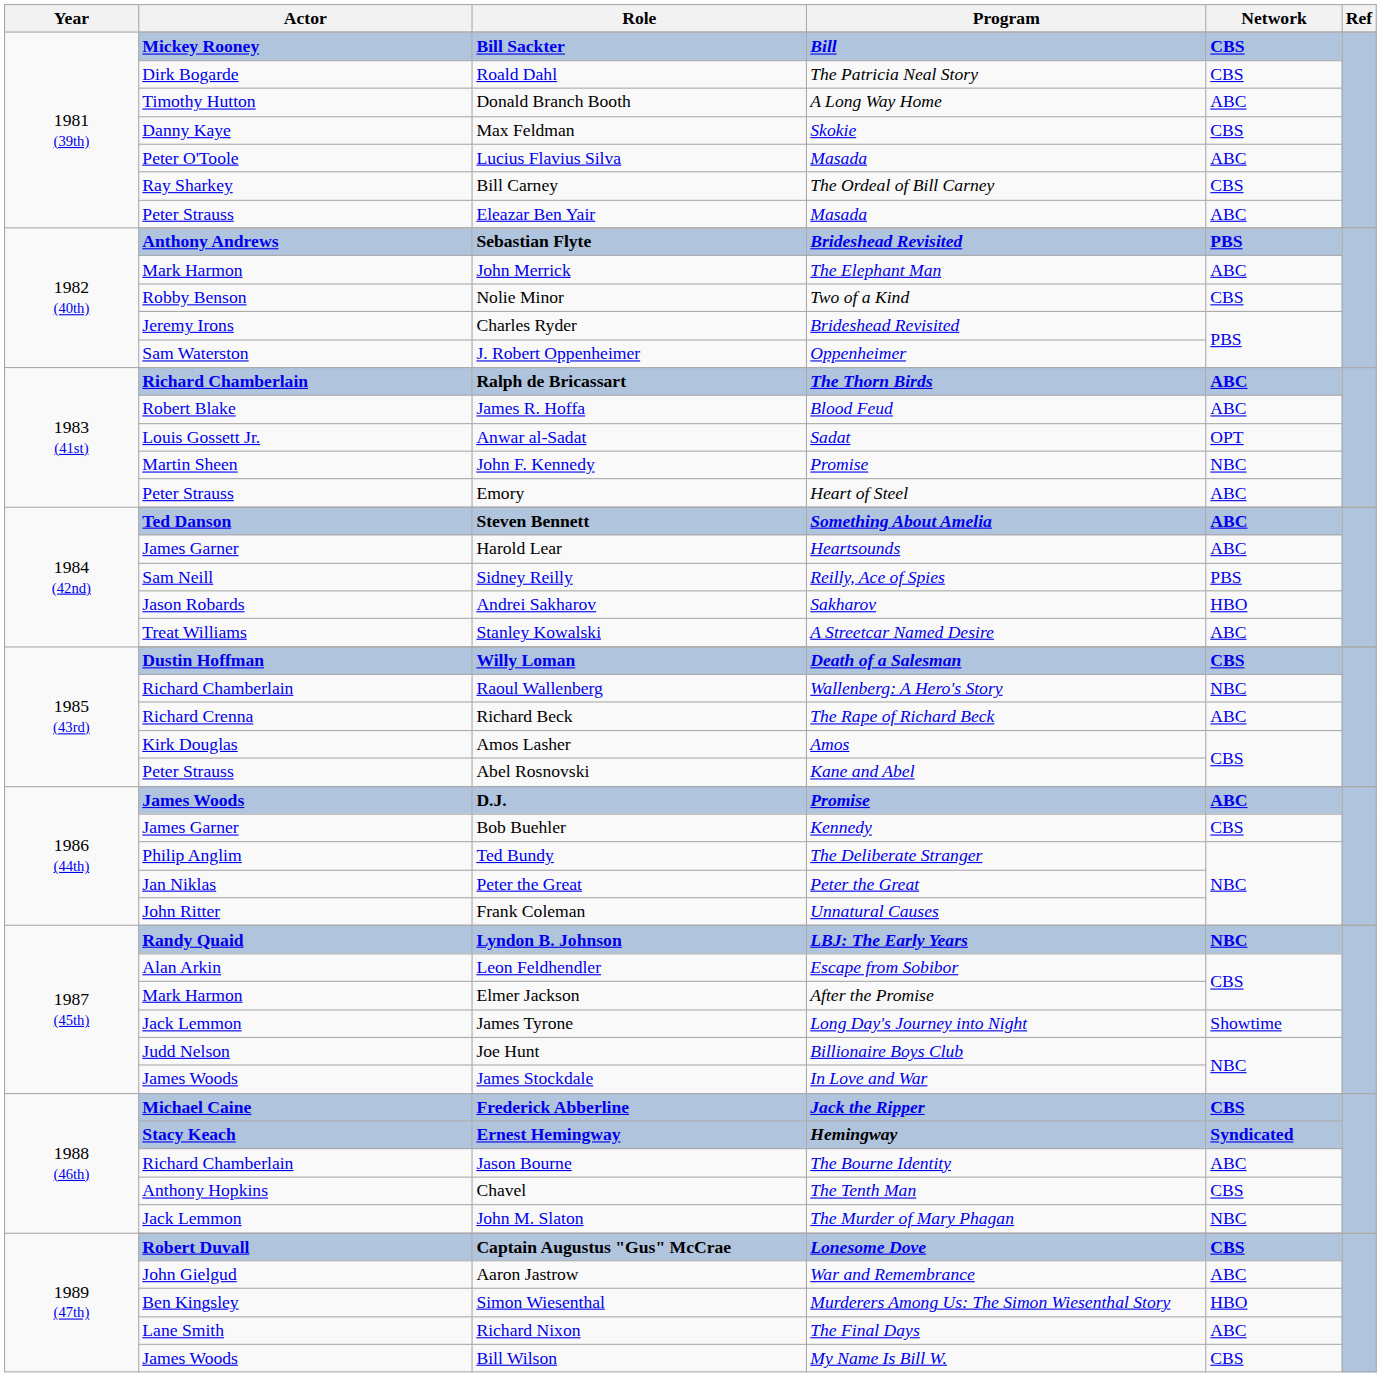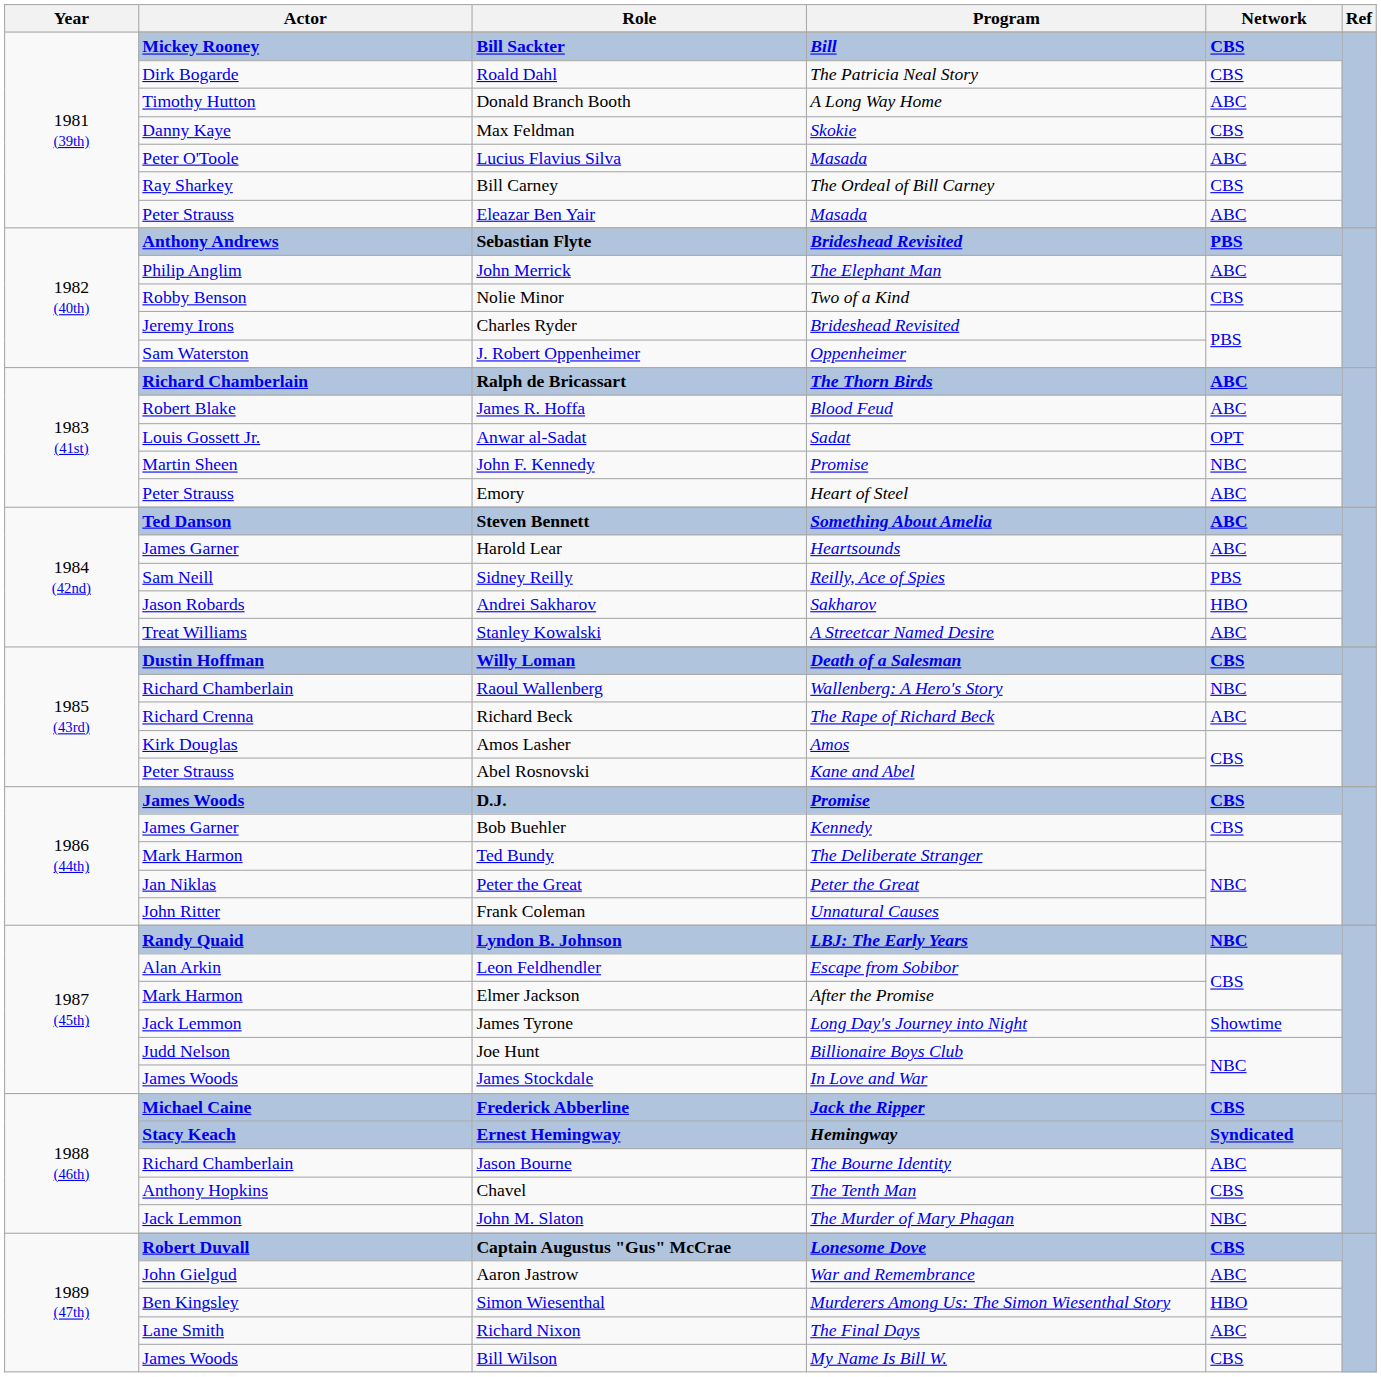(192, 269) Mark Harmon -> (192, 269) Philip Anglim
(1229, 800) ABC -> (1227, 800) CBS
(192, 855) Philip Anglim -> (192, 855) Mark Harmon
